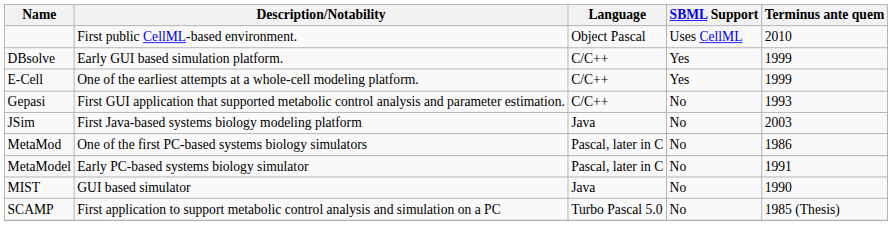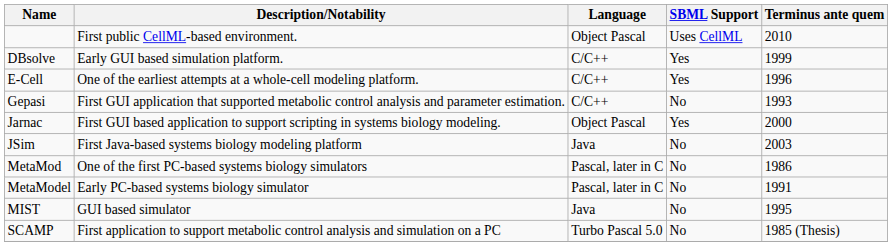(778, 79) 1999 -> (778, 79) 1996
+ row: (25, 123)
(778, 187) 1990 -> (778, 209) 1995
